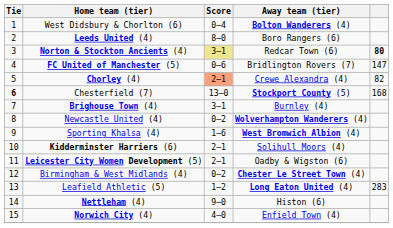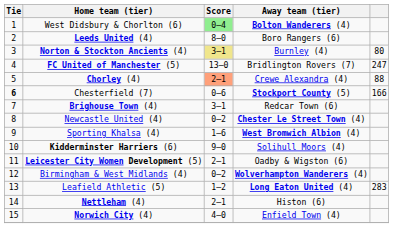(219, 25) no background -> (219, 25) lightgreen background
(301, 52) Redcar Town (6) -> (301, 52) Burnley (4)
(379, 52) bold -> (379, 52) normal
(219, 66) 0–6 -> (219, 66) 13–0
(379, 66) 147 -> (379, 66) 247
(379, 79) 82 -> (379, 79) 88
(219, 93) 13–0 -> (219, 93) 0–6
(379, 93) 168 -> (379, 93) 166
(301, 107) Burnley (4) -> (301, 107) Redcar Town (6)
(301, 120) Wolverhampton Wanderers (4) -> (301, 120) Chester Le Street Town (4)
(219, 147) 2–1 -> (219, 147) 9–0
(301, 175) Chester Le Street Town (4) -> (301, 175) Wolverhampton Wanderers (4)
(219, 202) 9–0 -> (219, 202) 2–1
